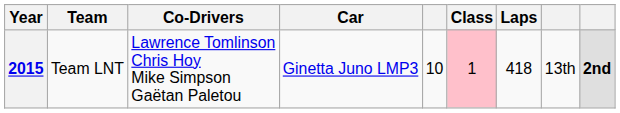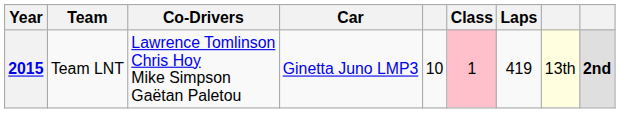(519, 69) 418 -> (519, 69) 419
(560, 69) no background -> (560, 69) lightyellow background
